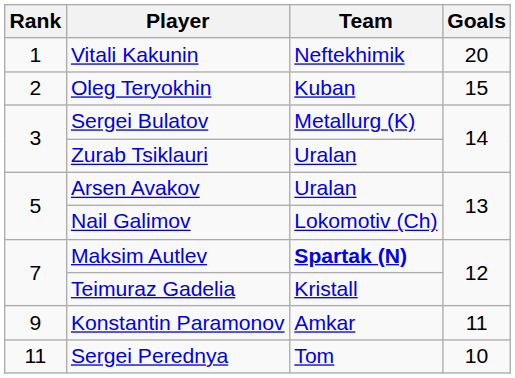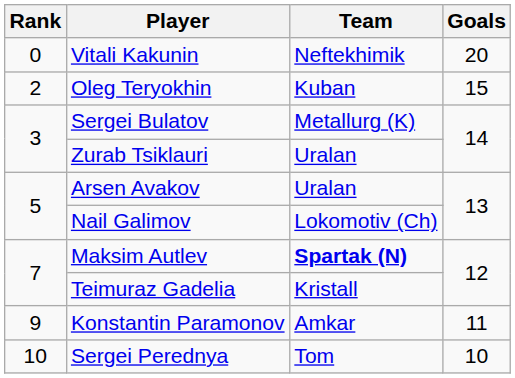(35, 54) 1 -> (35, 54) 0
(35, 356) 11 -> (35, 356) 10
